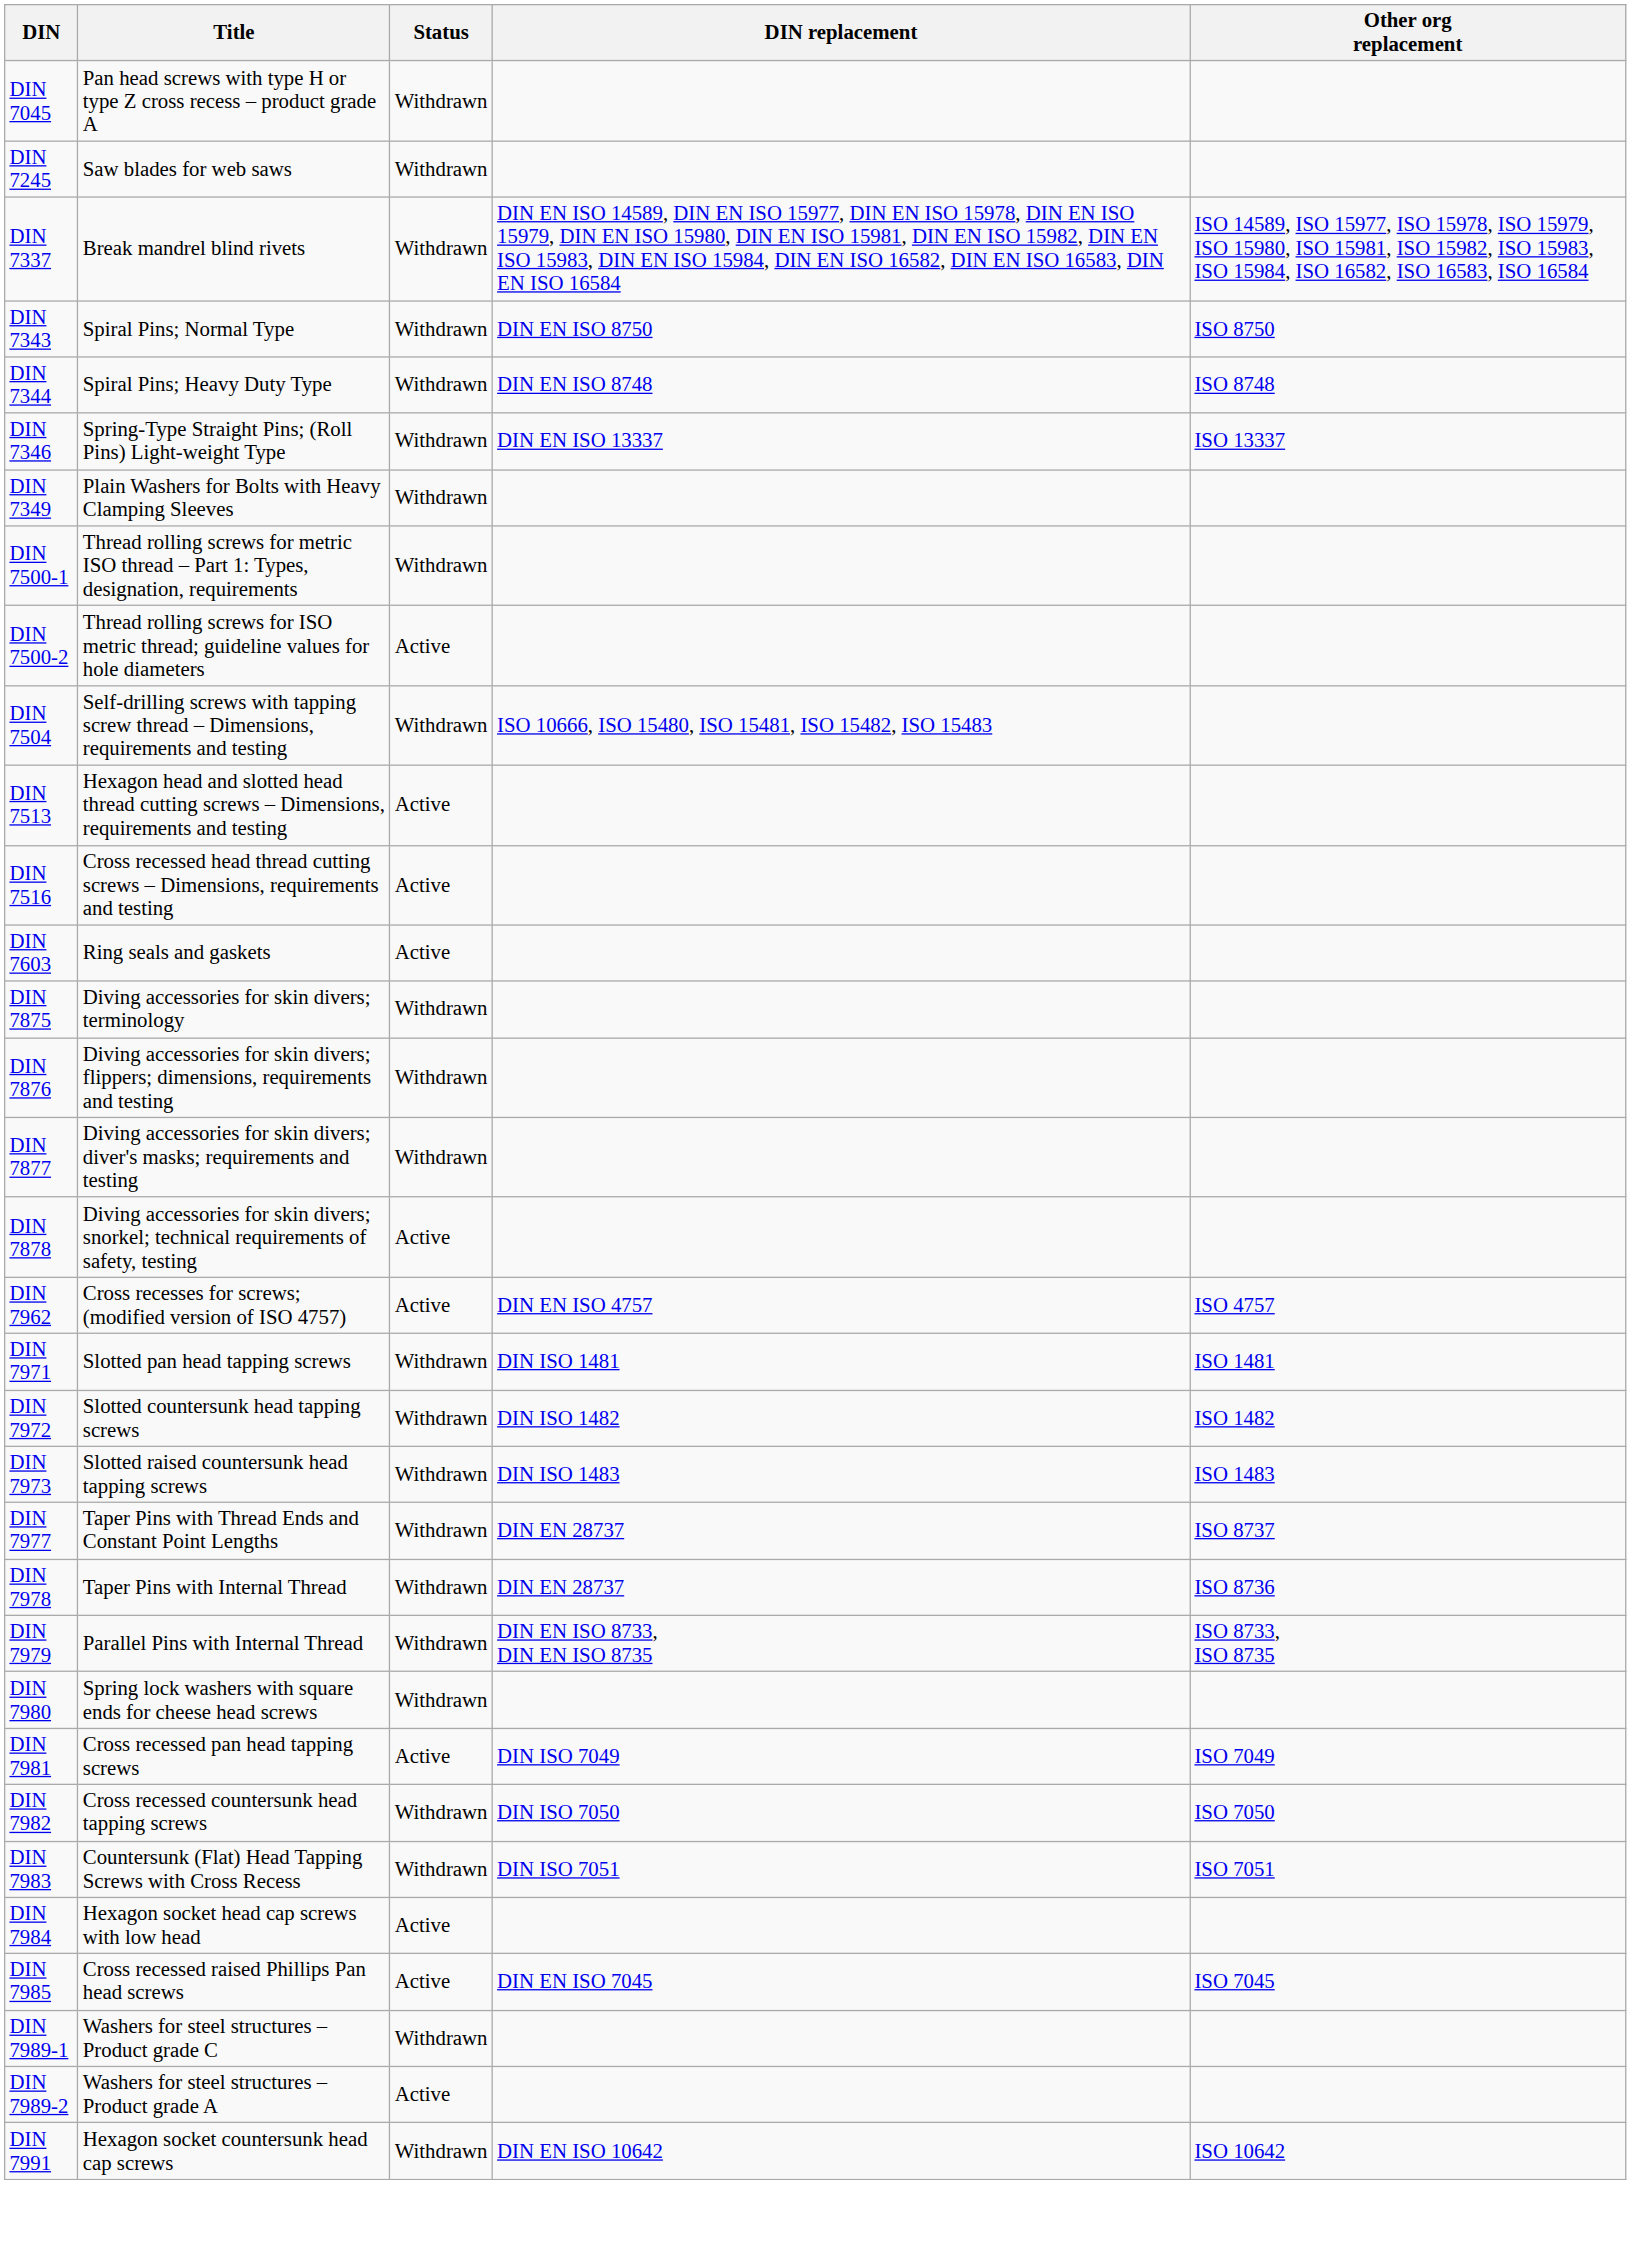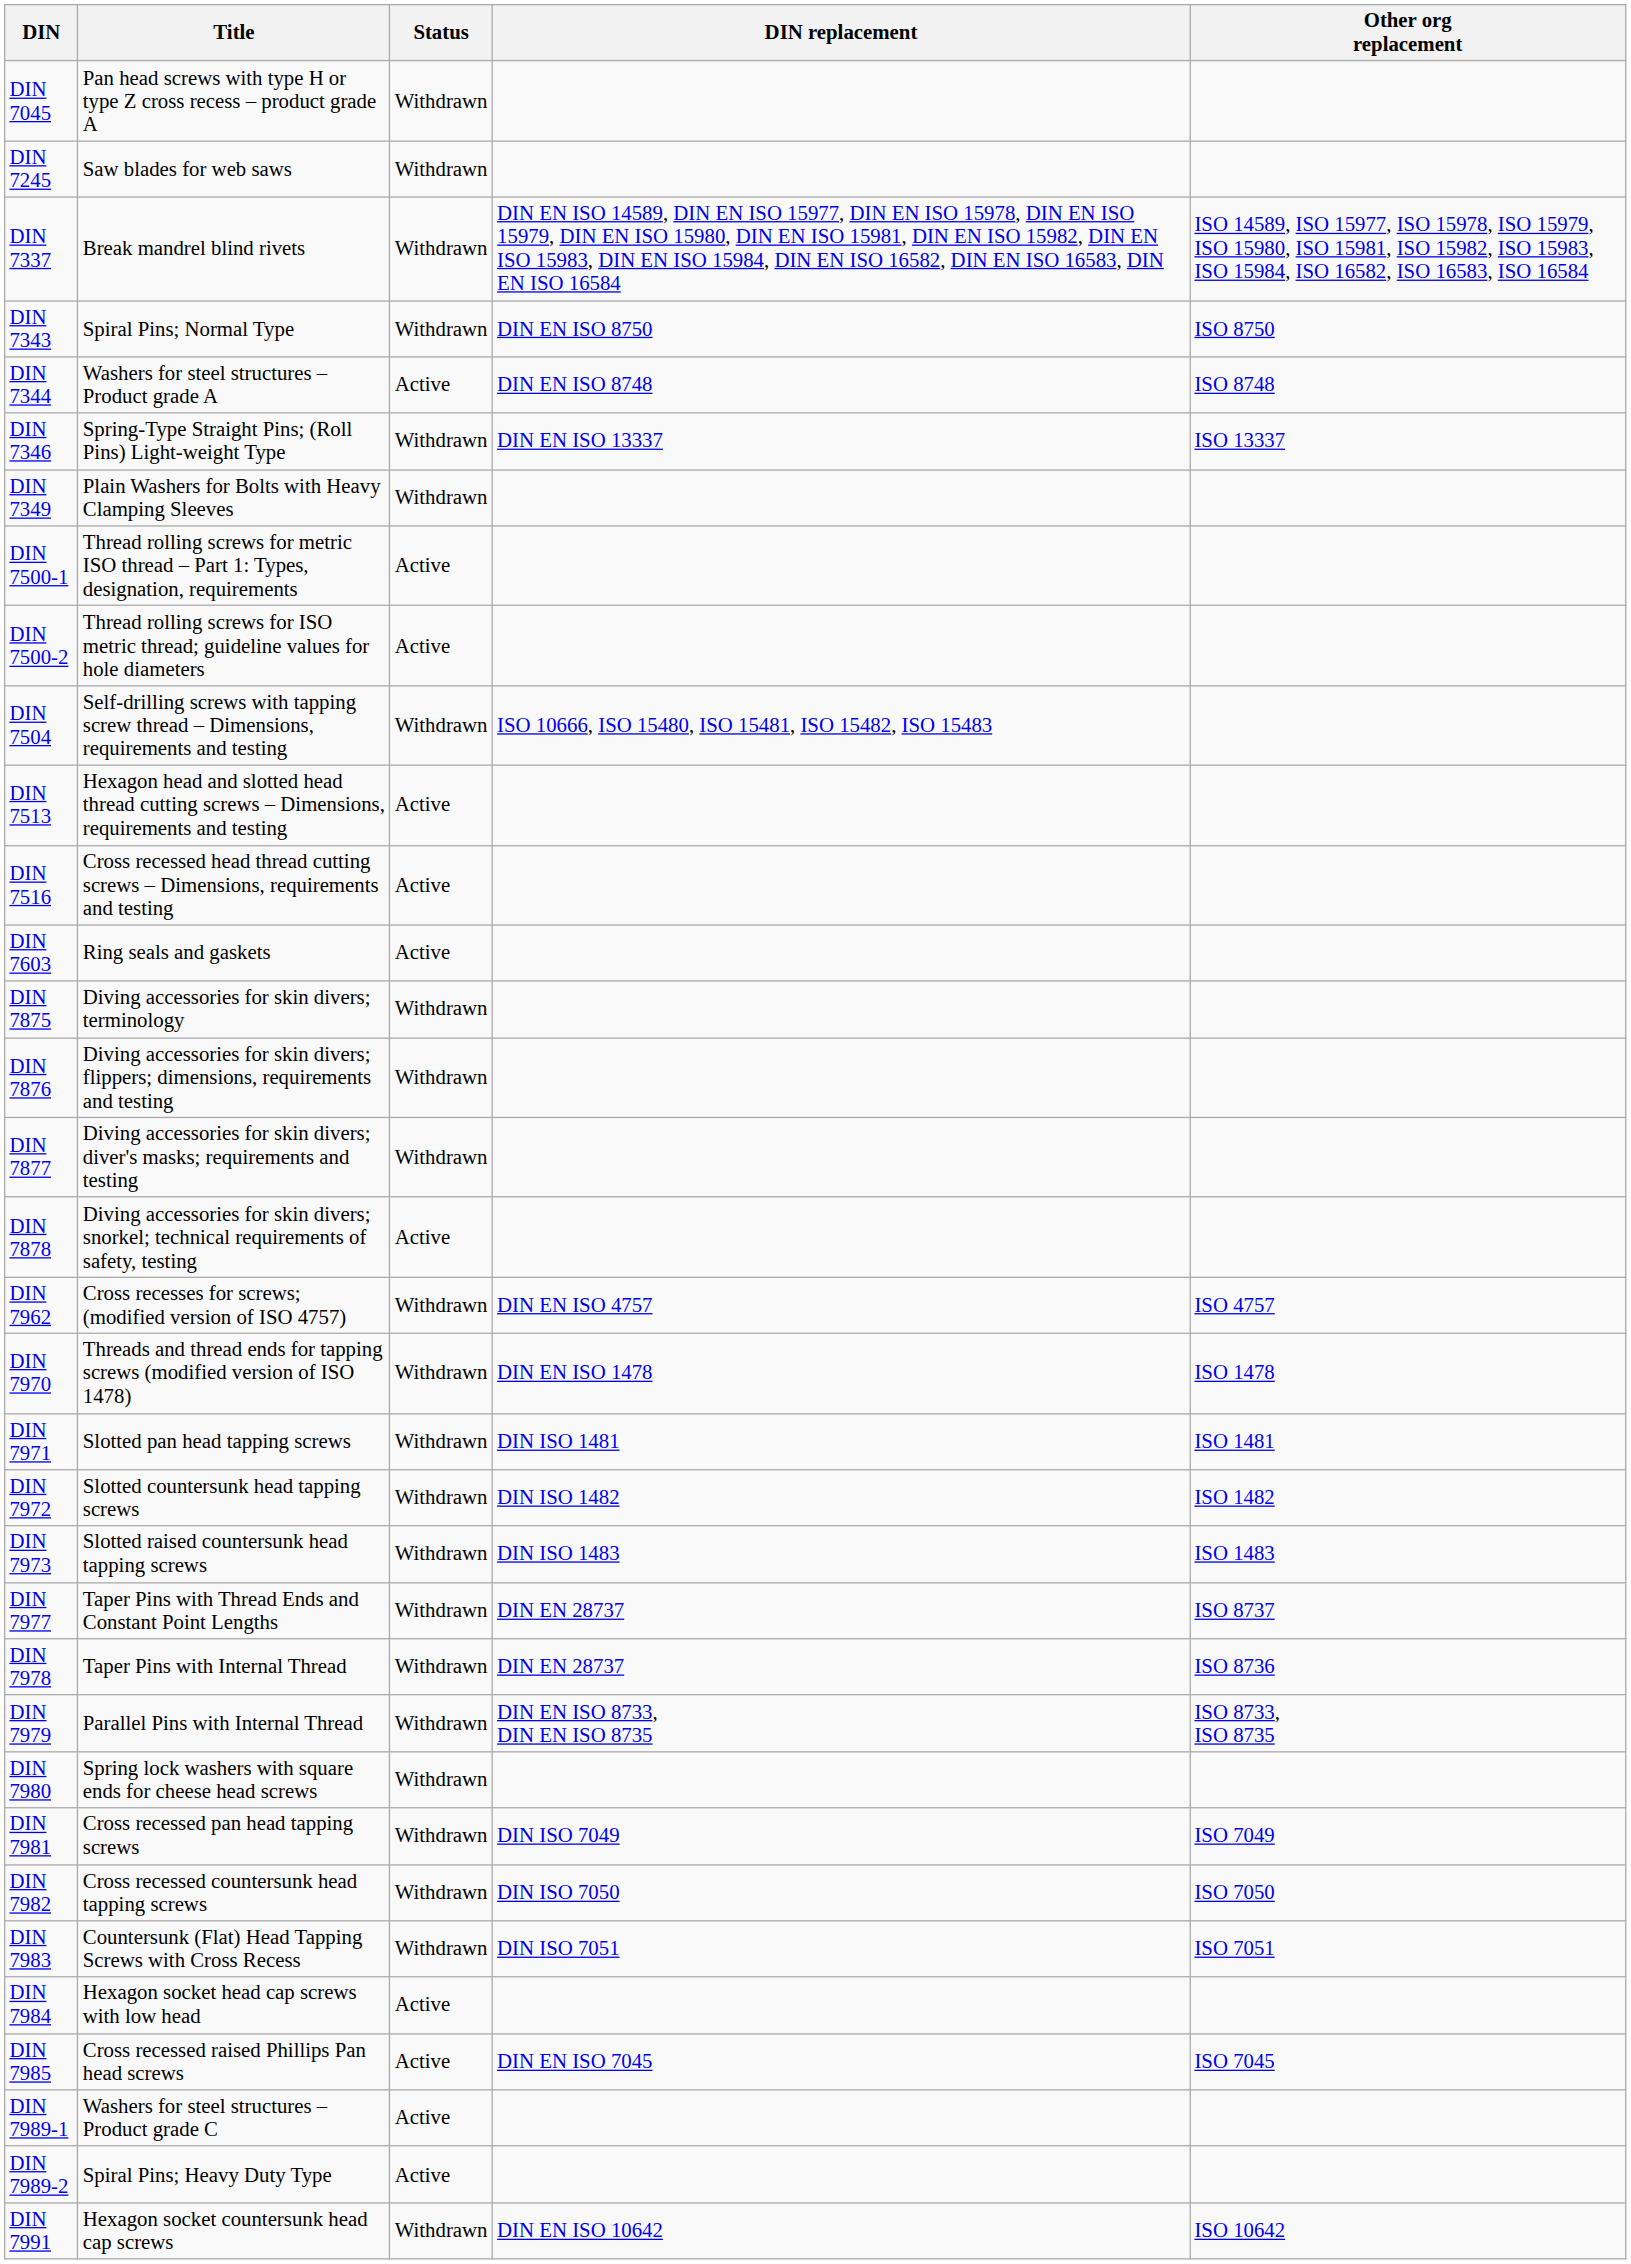(207, 384) Spiral Pins; Heavy Duty Type -> (205, 384) Washers for steel structures – Product grade A
(441, 384) Withdrawn -> (422, 384) Active
(441, 565) Withdrawn -> (422, 565) Active
(422, 1305) Active -> (441, 1305) Withdrawn
+ row: (30, 1373)
(422, 1756) Active -> (441, 1835) Withdrawn
(441, 2038) Withdrawn -> (422, 2117) Active
(205, 2094) Washers for steel structures – Product grade A -> (207, 2174) Spiral Pins; Heavy Duty Type
